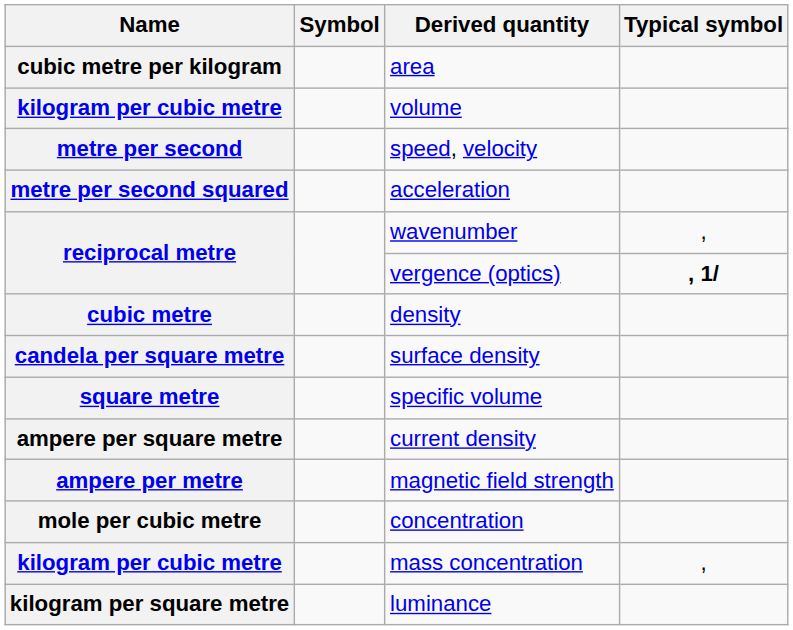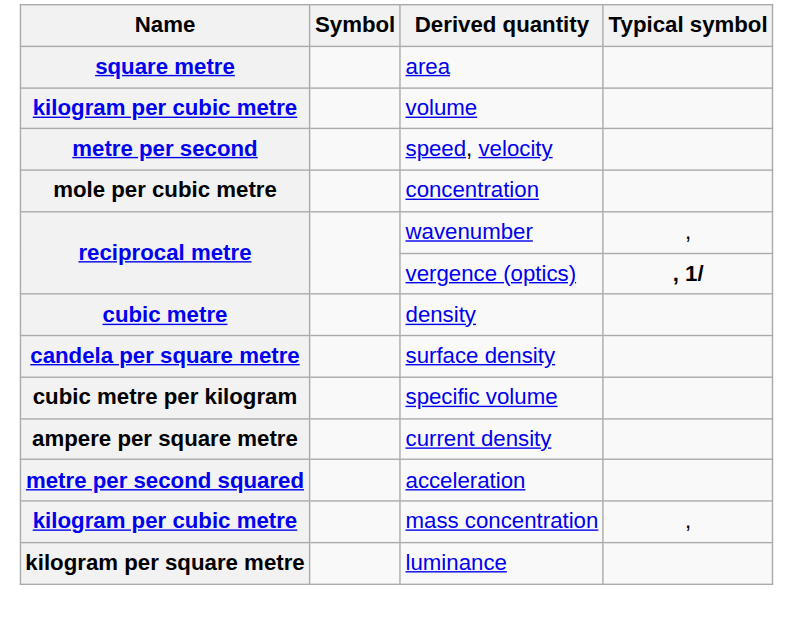(150, 66) cubic metre per kilogram -> (165, 66) square metre
rows swapped: (450, 190) <-> (457, 521)
(150, 397) square metre -> (165, 397) cubic metre per kilogram
- row: (502, 480)
